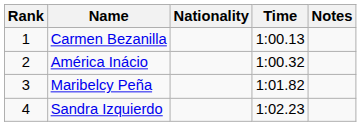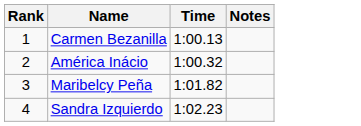- column: (211, 16)
